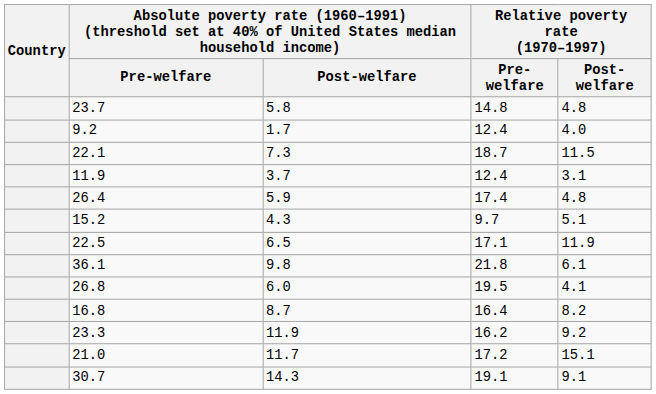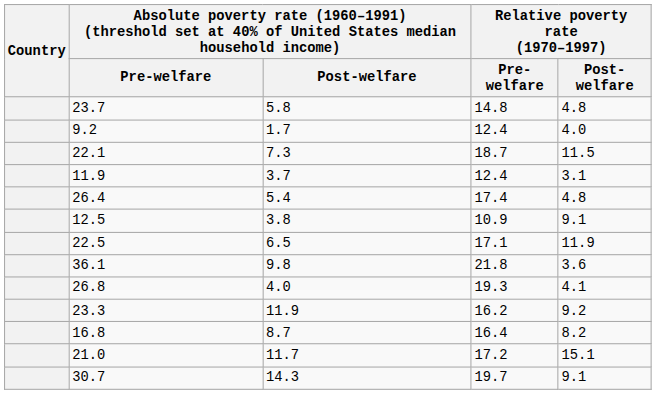(278, 198) 5.9 -> (278, 198) 5.4
- row: (89, 221)
+ row: (89, 221)
(574, 266) 6.1 -> (574, 266) 3.6
(278, 288) 6.0 -> (278, 288) 4.0
(491, 288) 19.5 -> (491, 288) 19.3
rows swapped: (89, 333) <-> (89, 311)
(491, 378) 19.1 -> (491, 378) 19.7
